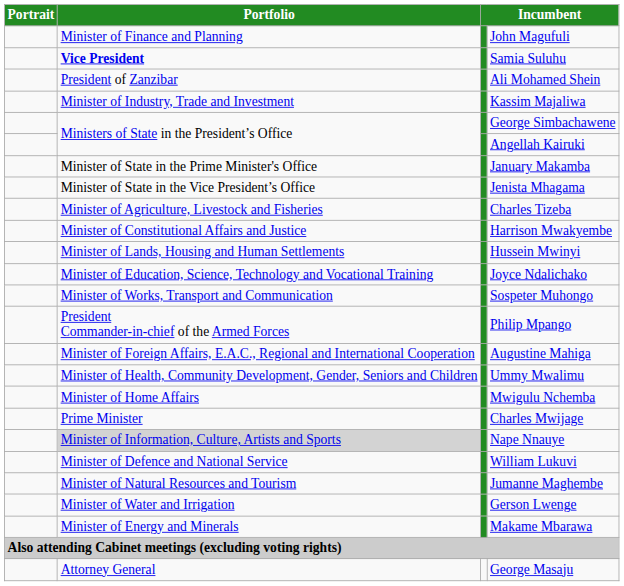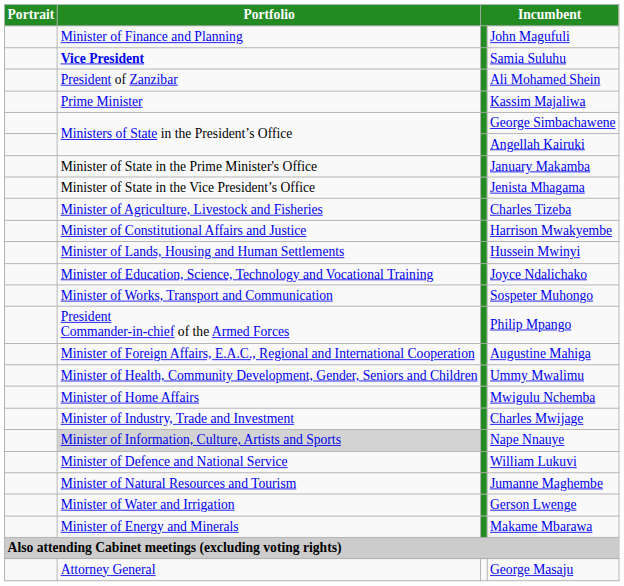(177, 101) Minister of Industry, Trade and Investment -> (102, 101) Prime Minister
(102, 418) Prime Minister -> (177, 418) Minister of Industry, Trade and Investment
